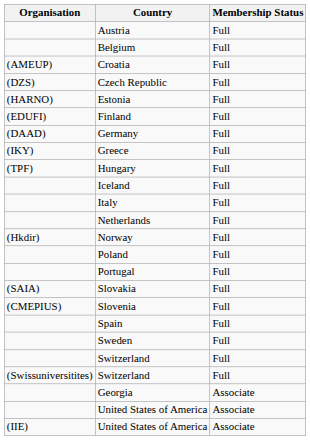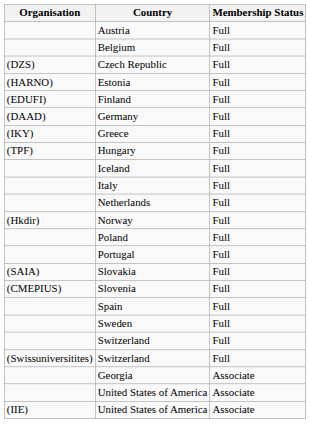- row: (30, 64)
